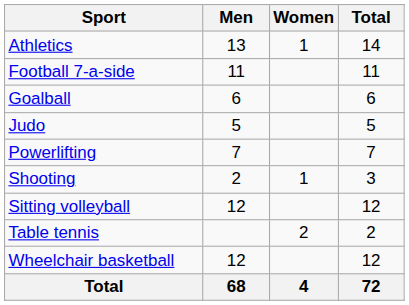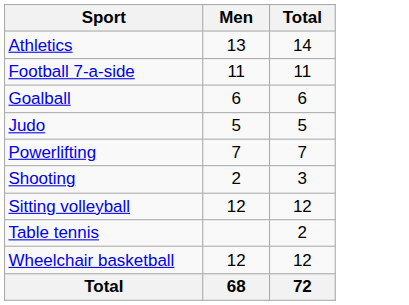- column: (304, 17)
